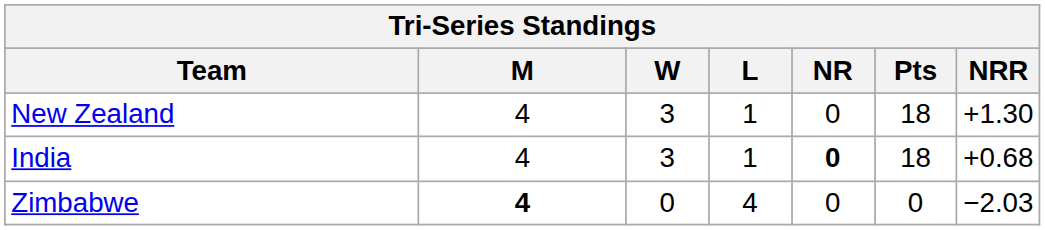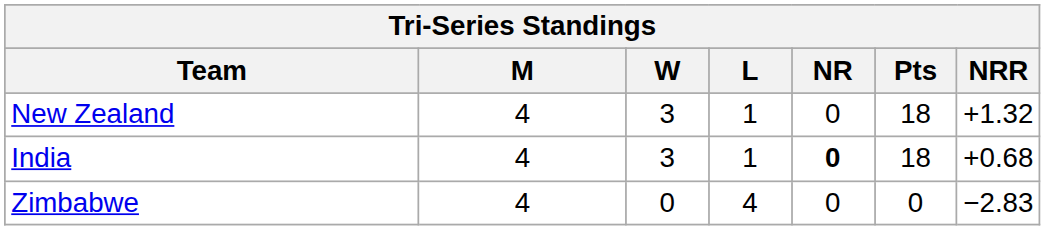(998, 114) +1.30 -> (998, 114) +1.32
(522, 202) bold -> (522, 202) normal
(998, 202) −2.03 -> (998, 202) −2.83
